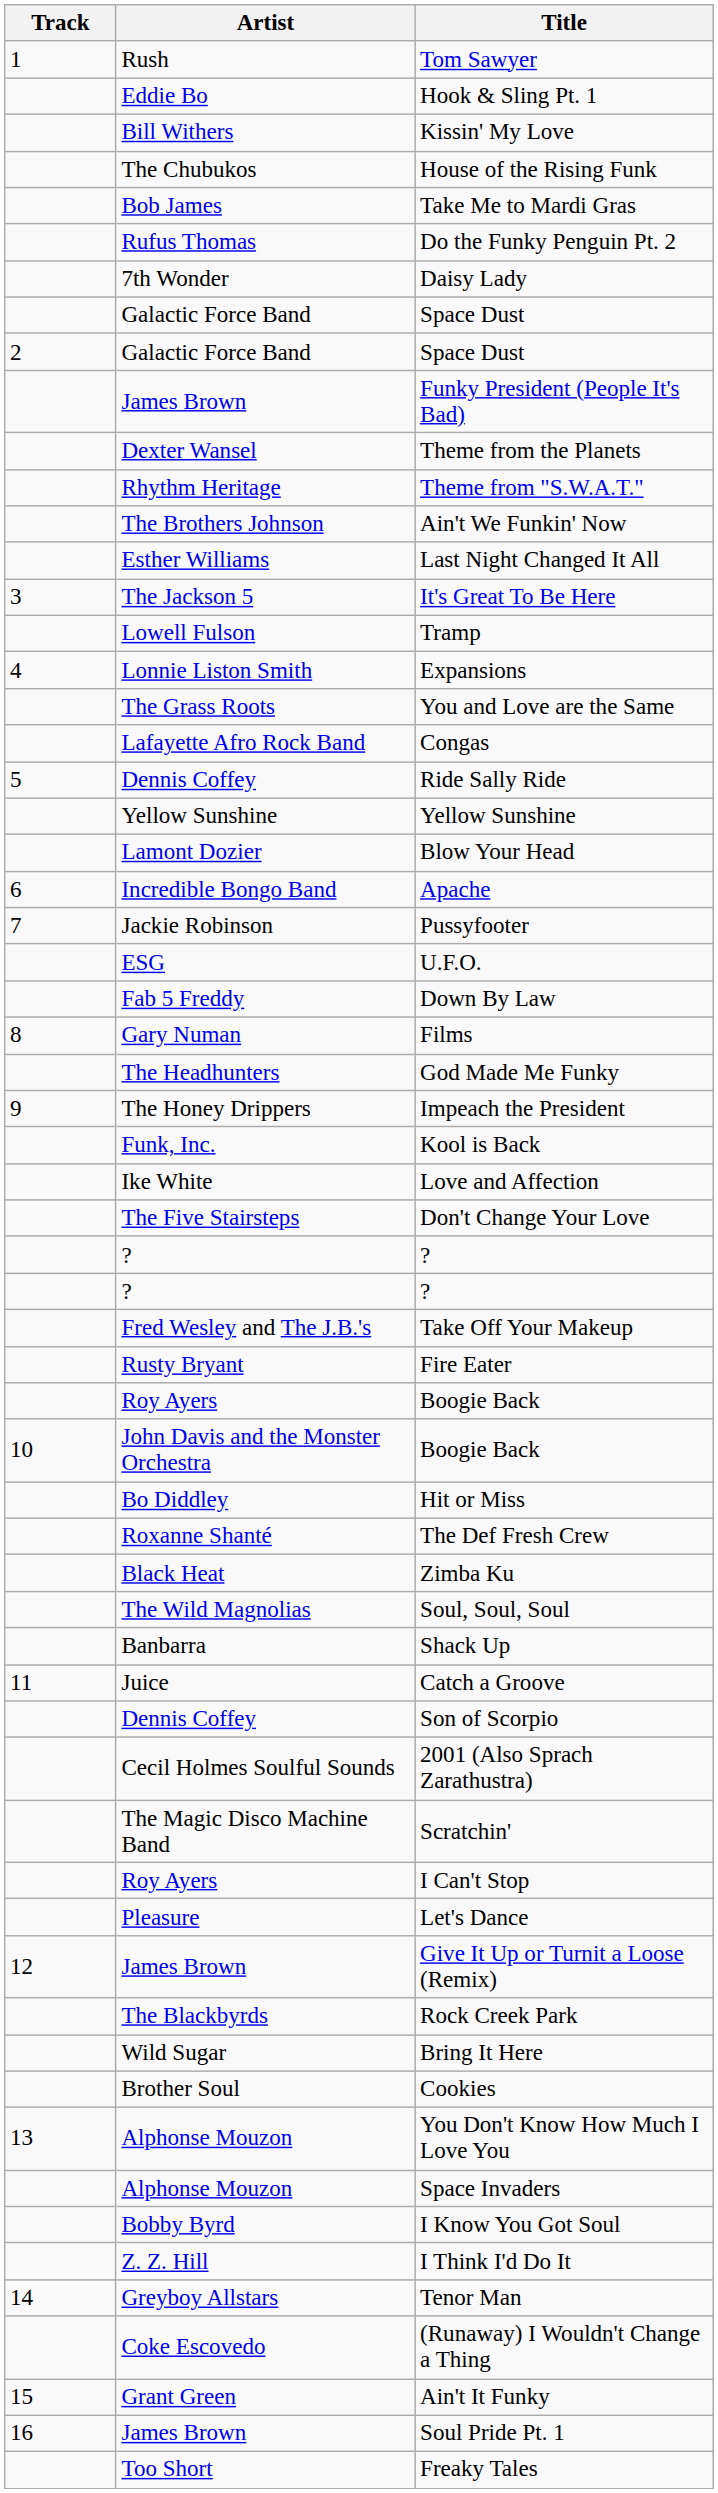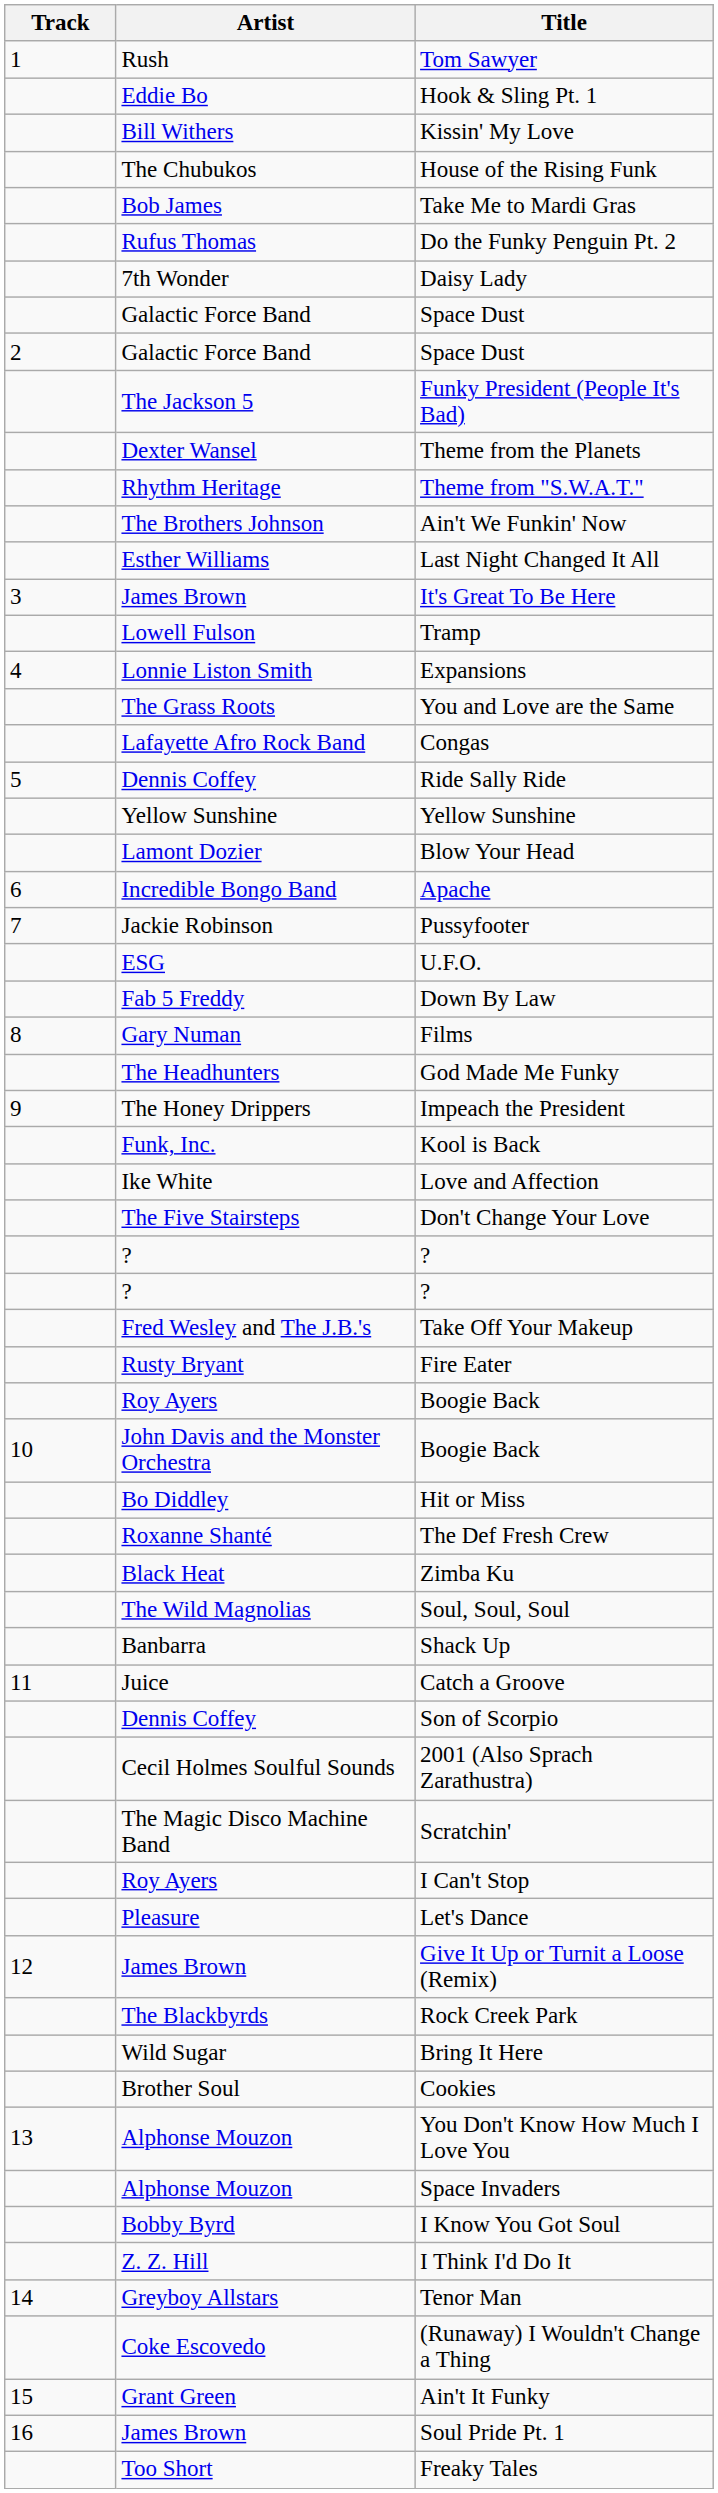(184, 401) James Brown -> (187, 401) The Jackson 5
(187, 596) The Jackson 5 -> (184, 596) James Brown
